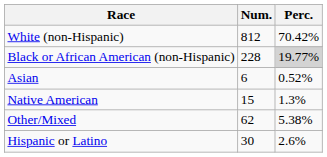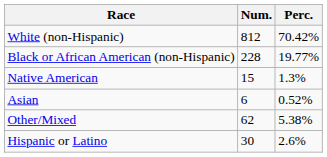(299, 57) lightgrey background -> (299, 57) no background
rows swapped: (53, 99) <-> (23, 78)
